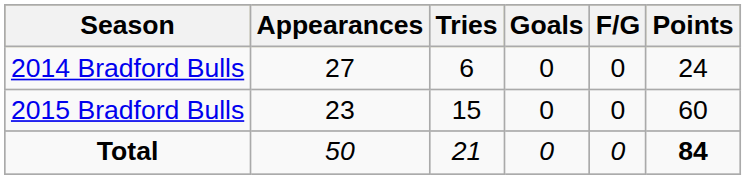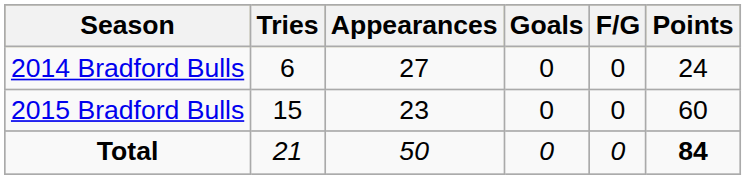columns swapped: (340, 25) <-> (467, 25)
